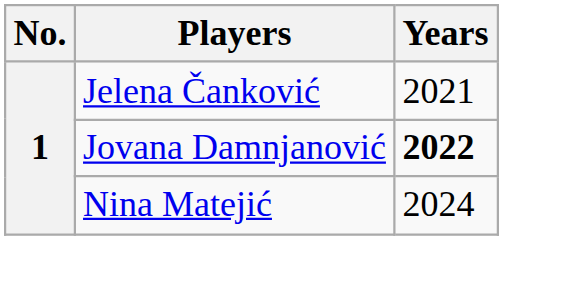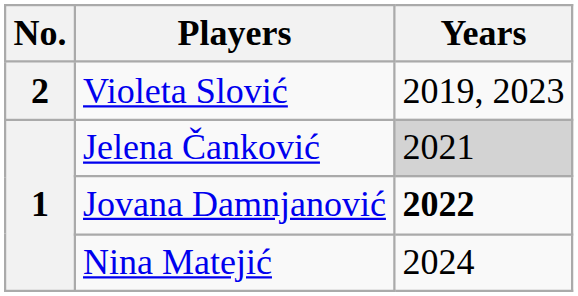+ row: (185, 90)
(439, 90) no background -> (439, 147) lightgrey background
